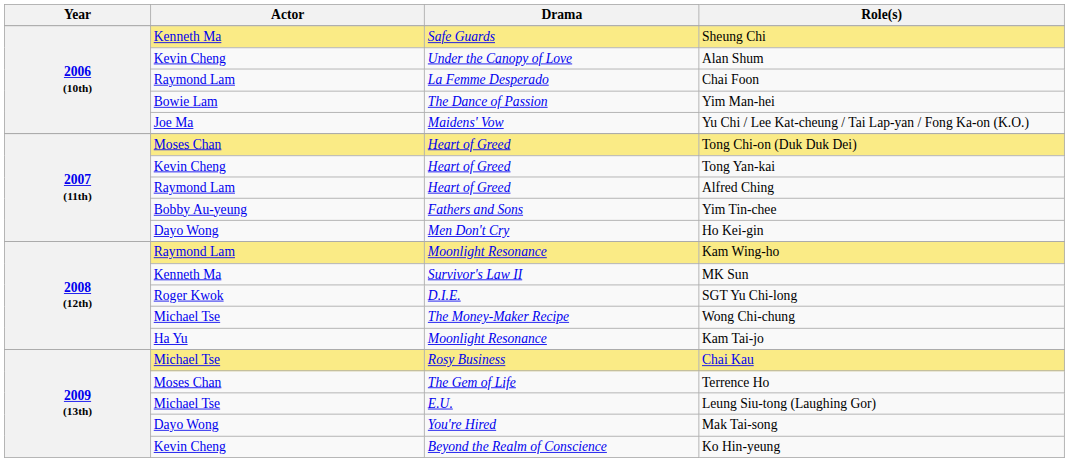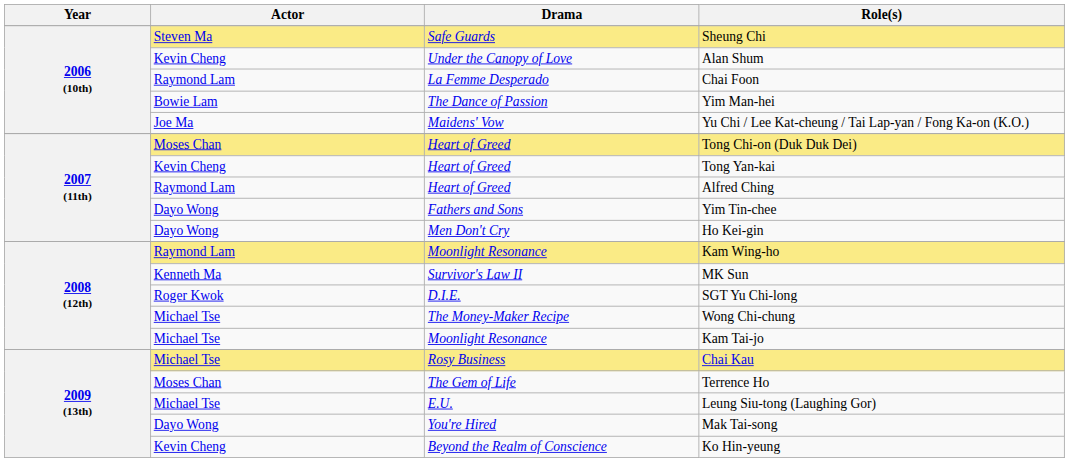(188, 36) Kenneth Ma -> (183, 36) Steven Ma
(200, 209) Bobby Au-yeung -> (186, 209) Dayo Wong
(171, 338) Ha Yu -> (187, 338) Michael Tse
